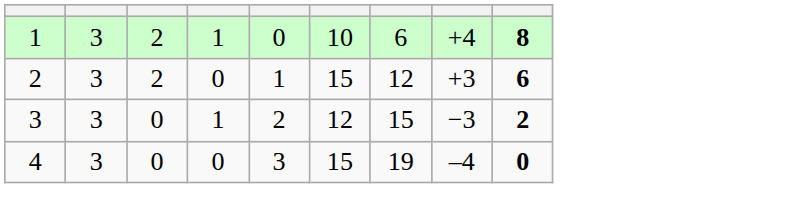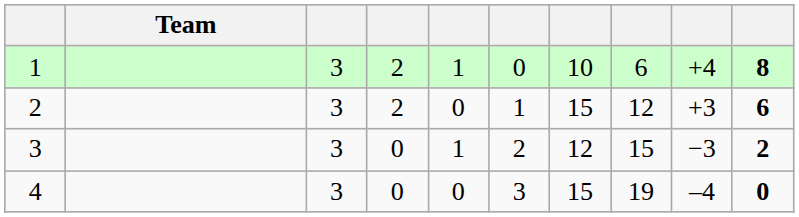+ column: (186, 25)
